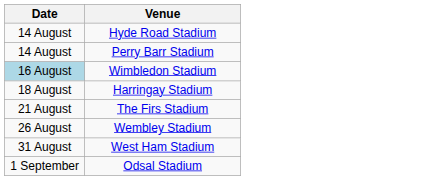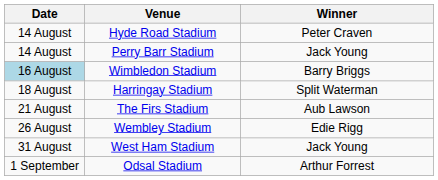+ column: (337, 14)
